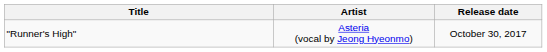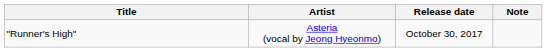+ column: (517, 12)
